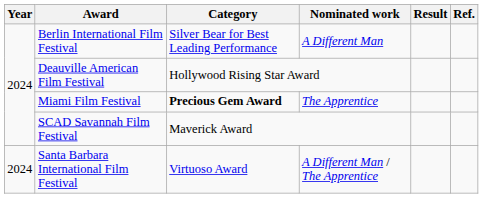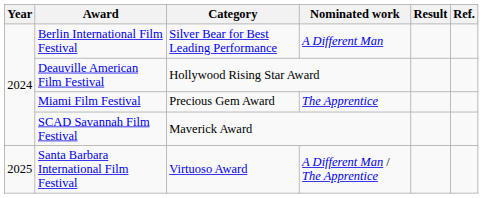(225, 101) bold -> (222, 101) normal
(20, 169) 2024 -> (20, 169) 2025
